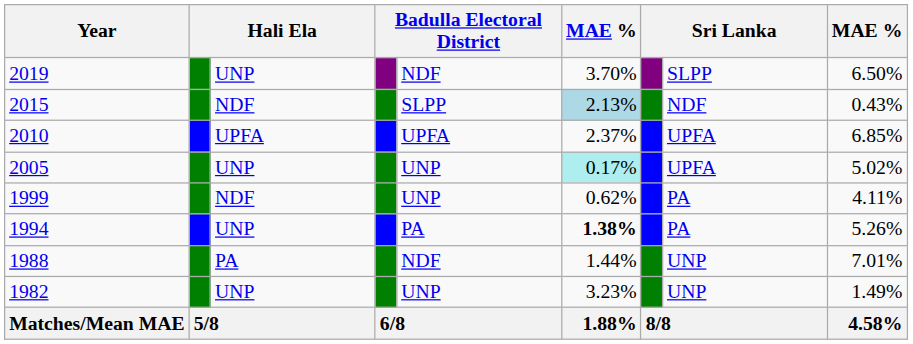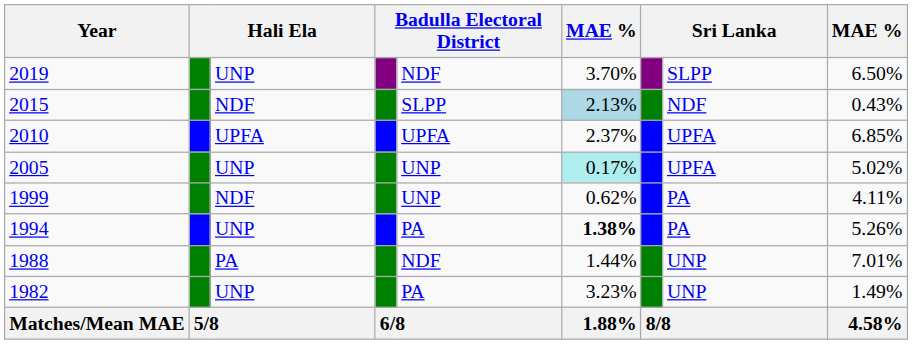(421, 291) UNP -> (413, 291) PA
